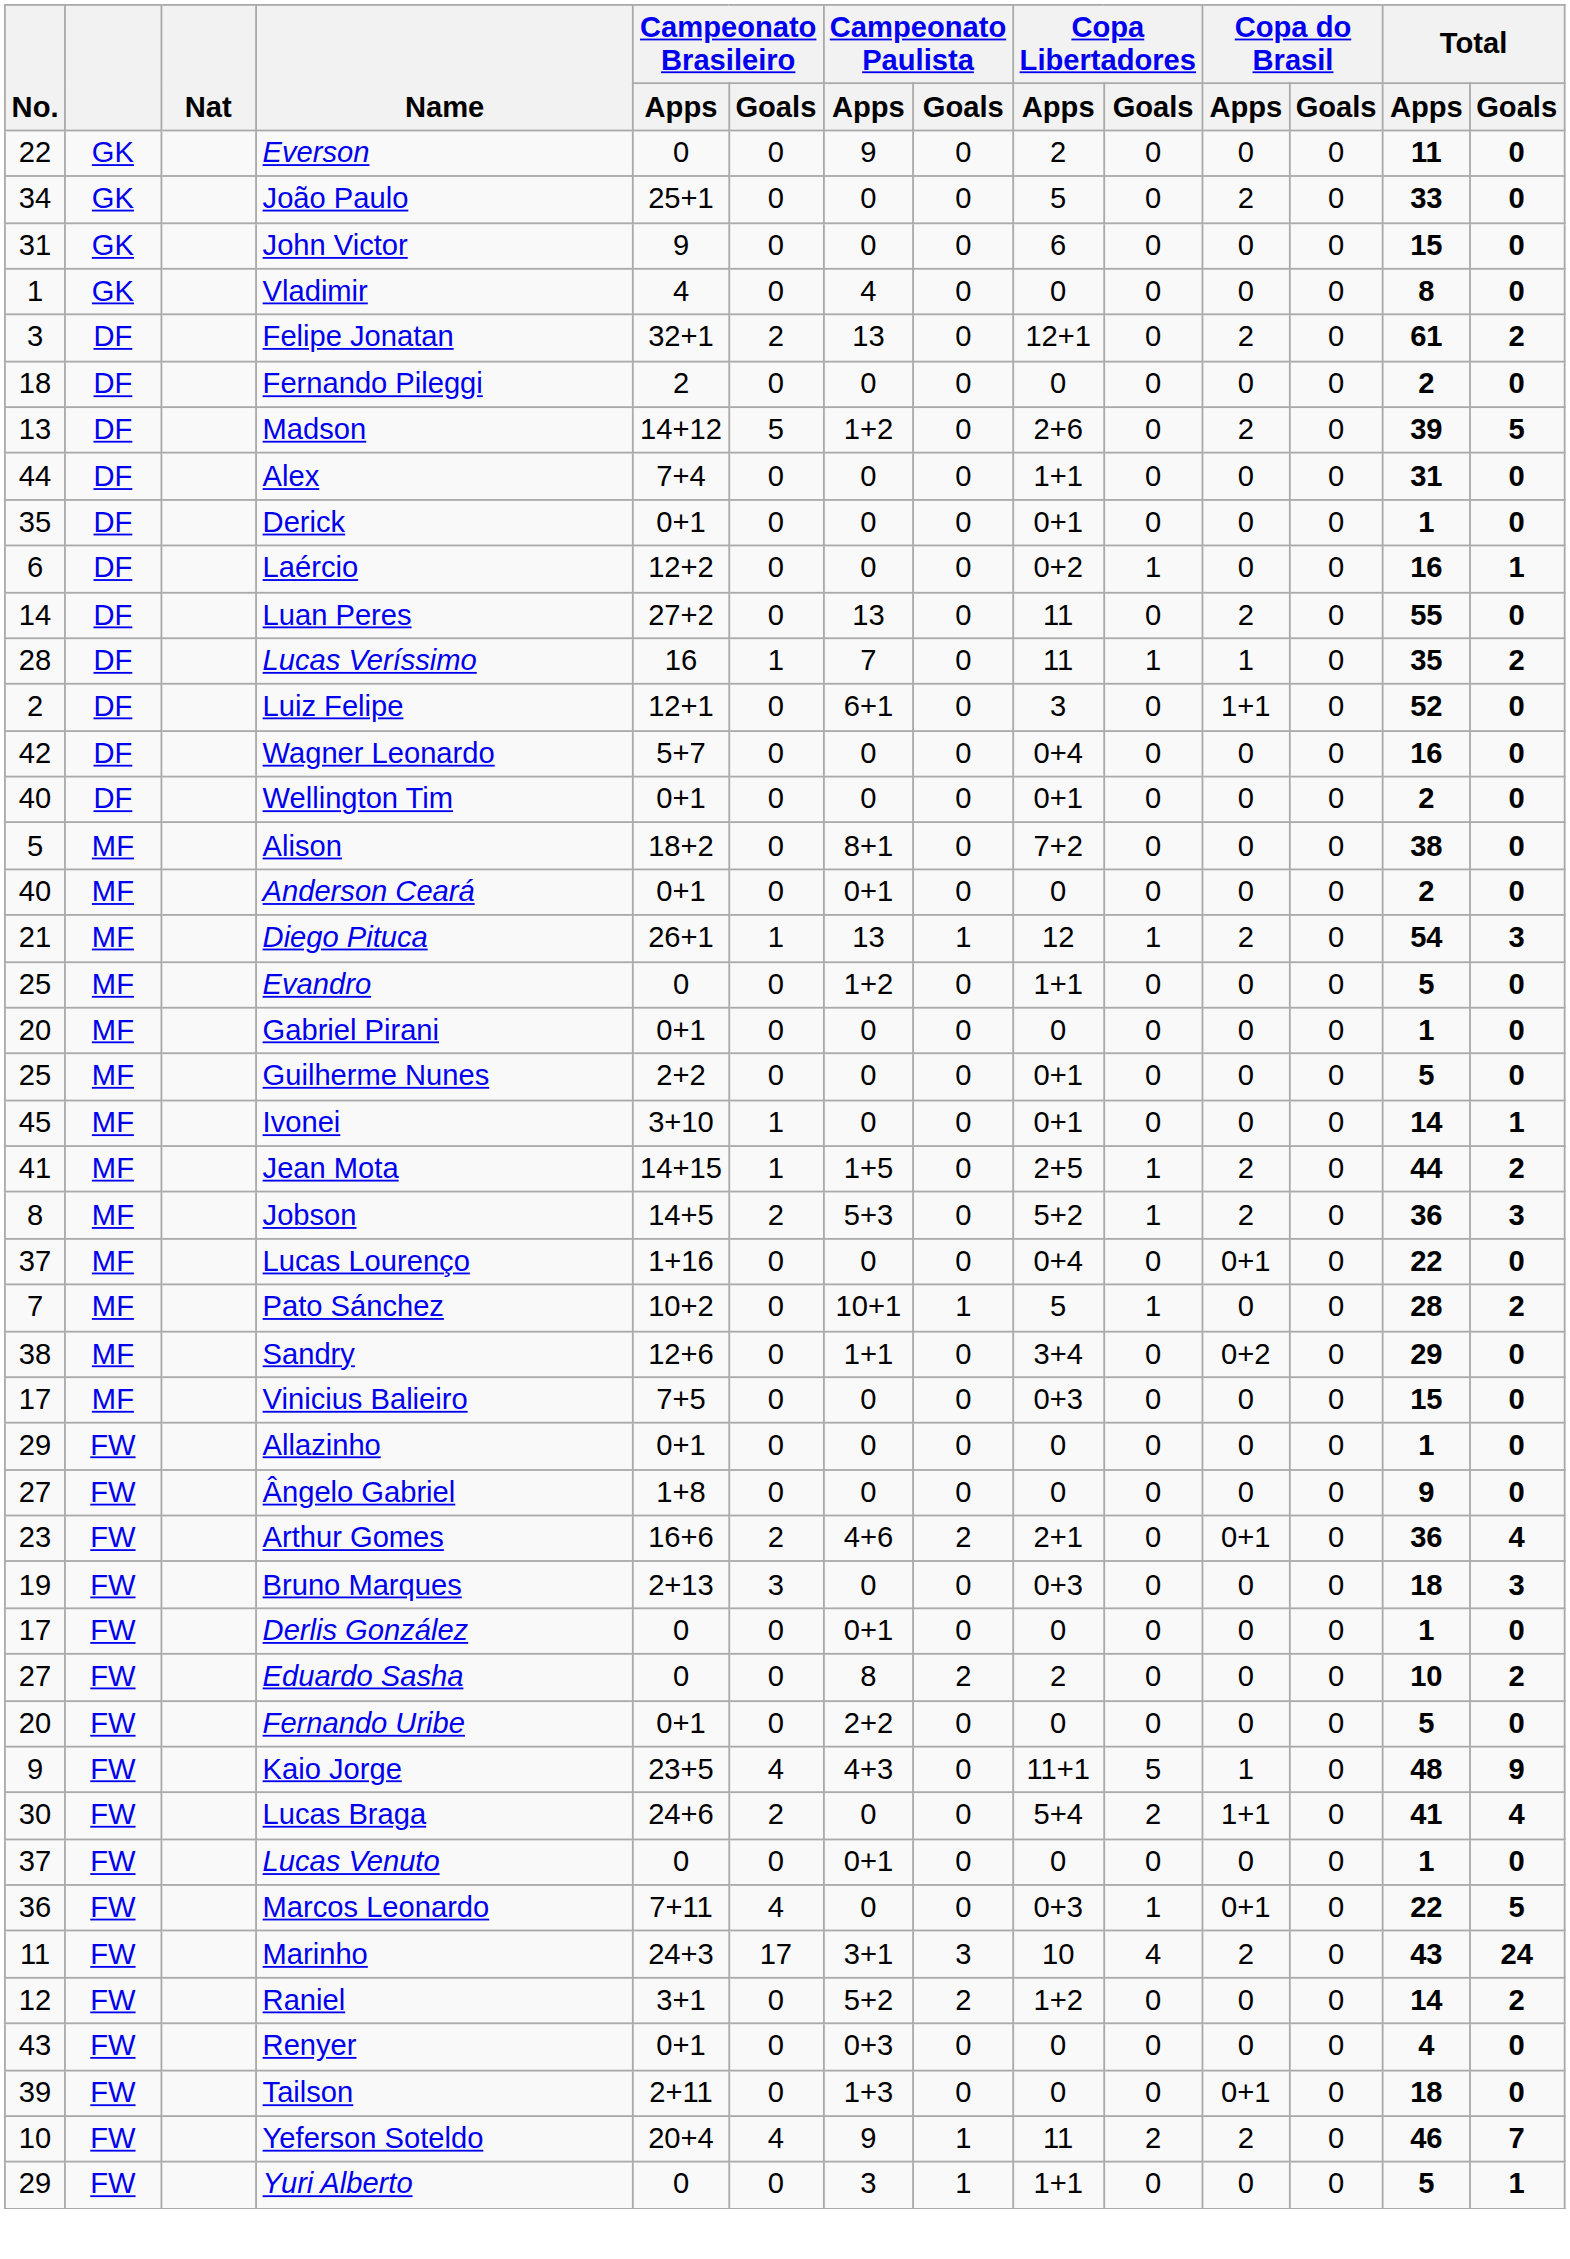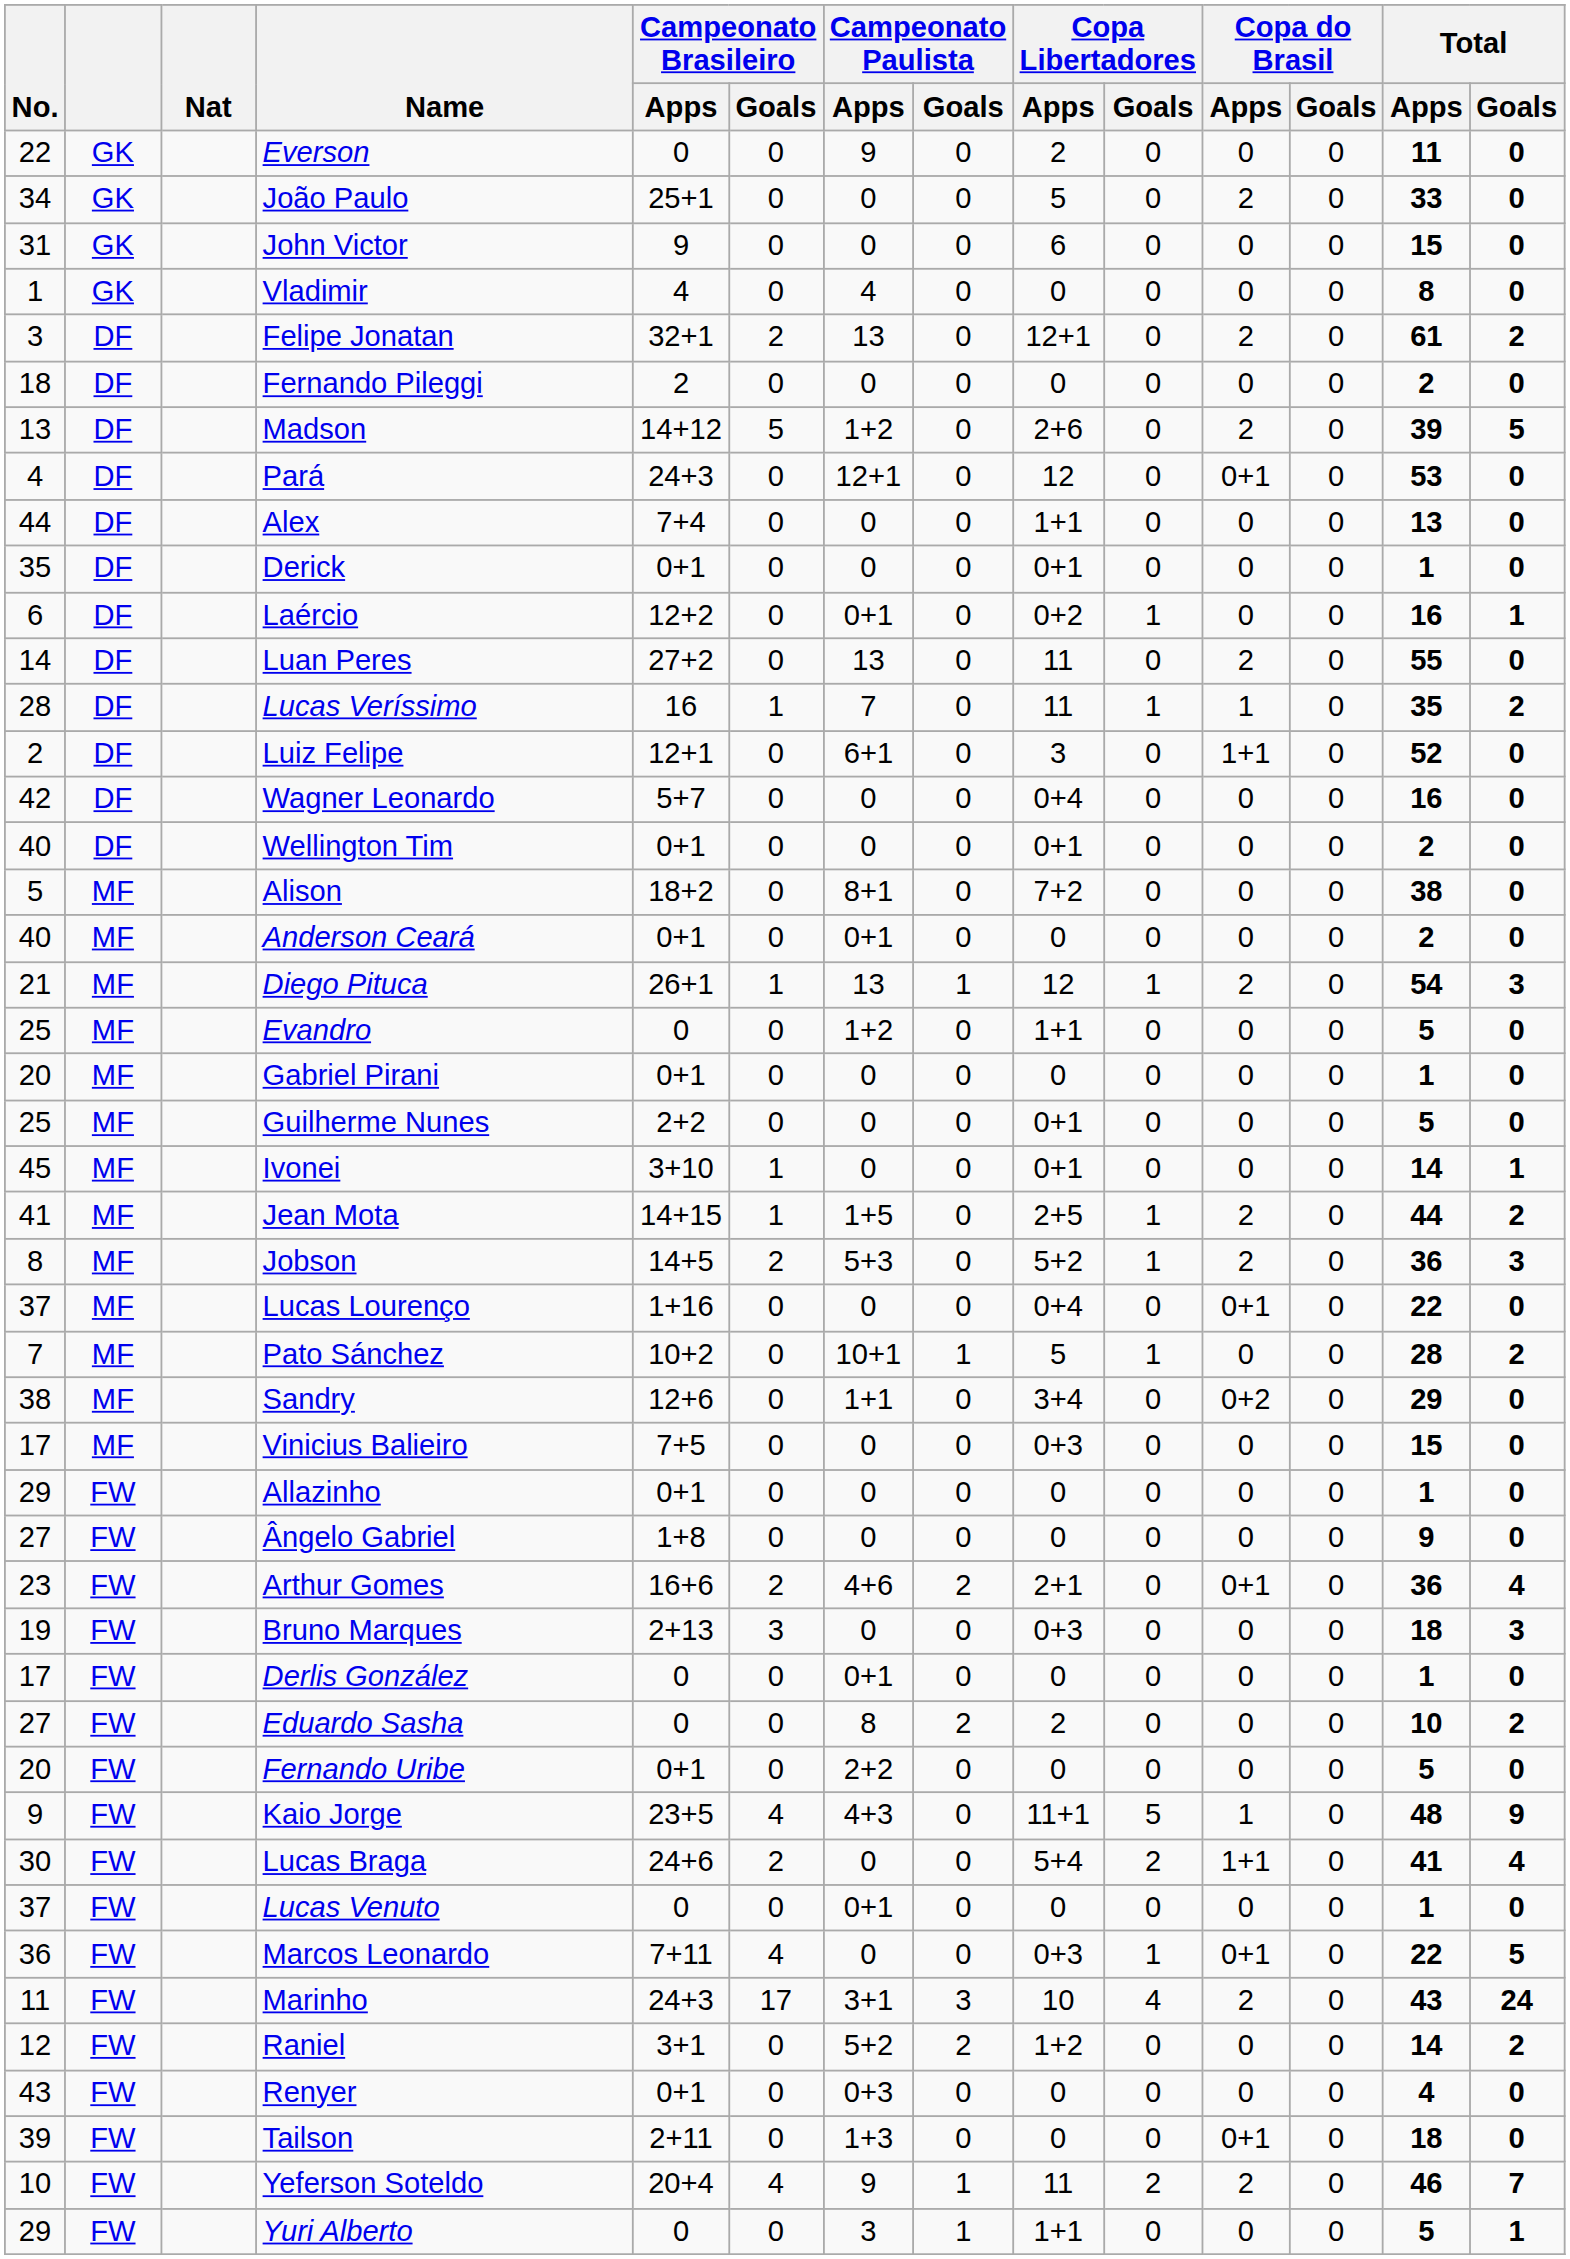+ row: (293, 475)
(1426, 475) 31 -> (1426, 522) 13
(868, 568) 0 -> (868, 614) 0+1
